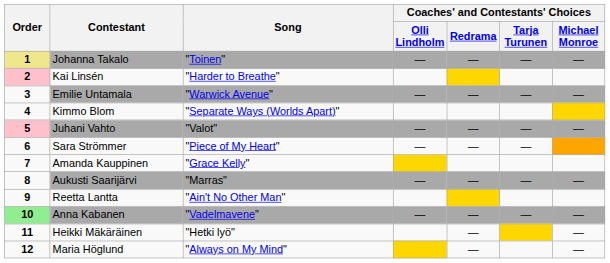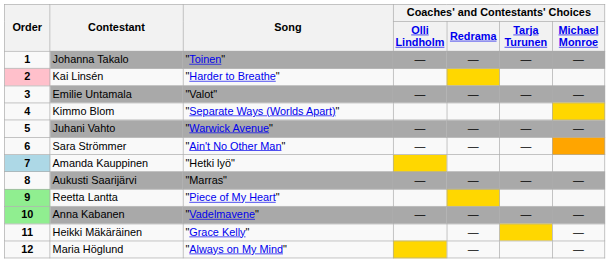(27, 59) khaki background -> (27, 59) no background
(229, 94) "Warwick Avenue" -> (201, 94) "Valot"
(27, 128) pink background -> (27, 128) no background
(201, 128) "Valot" -> (229, 128) "Warwick Avenue"
(233, 146) "Piece of My Heart" -> (235, 146) "Ain't No Other Man"
(27, 163) no background -> (27, 163) lightblue background
(217, 163) "Grace Kelly" -> (210, 163) "Hetki lyö"
(27, 197) no background -> (27, 197) lightgreen background
(235, 197) "Ain't No Other Man" -> (233, 197) "Piece of My Heart"
(210, 232) "Hetki lyö" -> (217, 232) "Grace Kelly"
